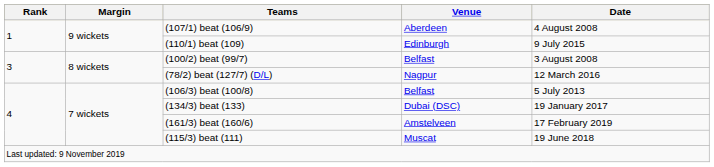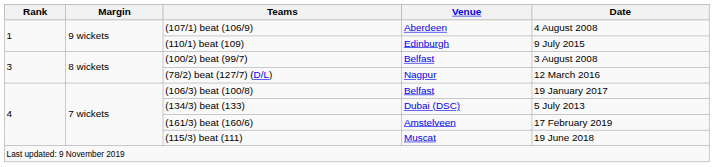(559, 91) 5 July 2013 -> (571, 91) 19 January 2017
(571, 106) 19 January 2017 -> (559, 106) 5 July 2013
